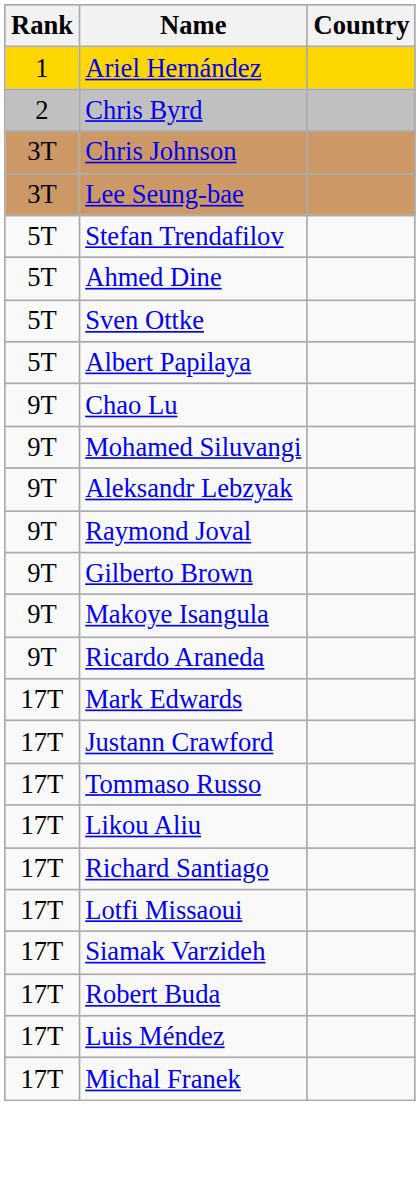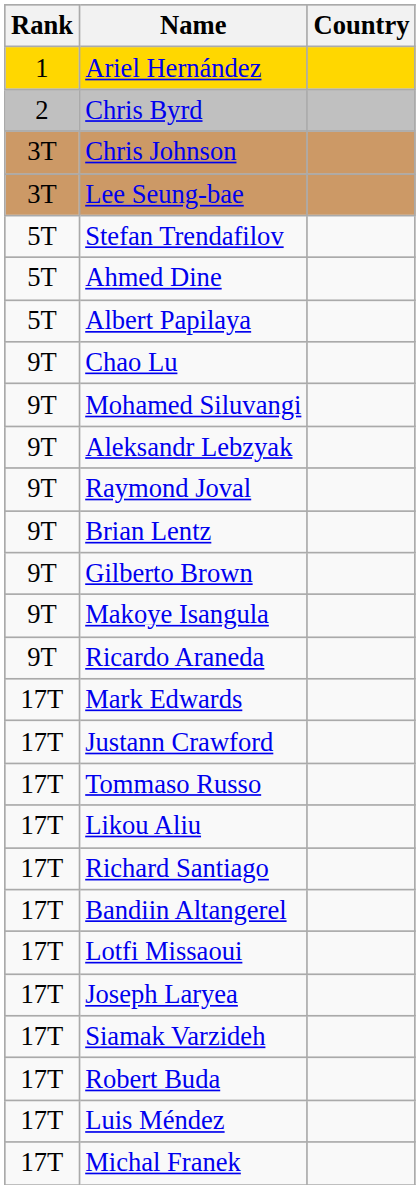- row: (145, 320)
+ row: (148, 531)
+ row: (186, 910)
+ row: (162, 994)
